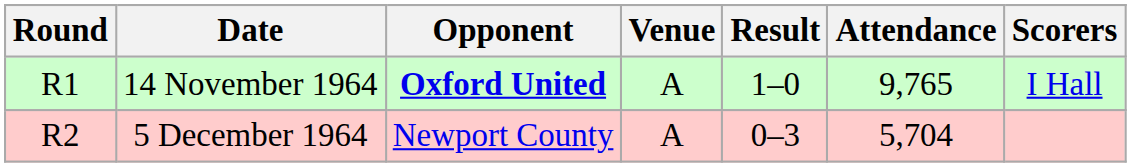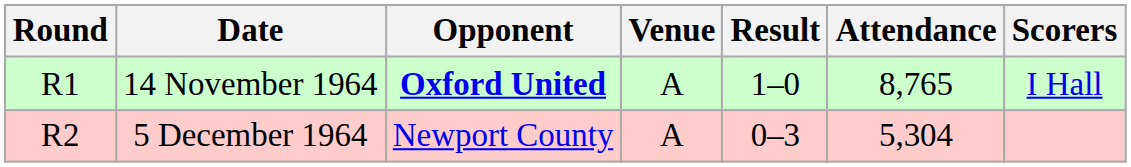(916, 82) 9,765 -> (916, 82) 8,765
(916, 135) 5,704 -> (916, 135) 5,304
